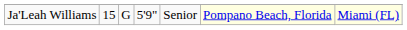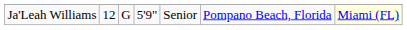(109, 14) 15 -> (109, 14) 12
(267, 14) lightyellow background -> (267, 14) no background
